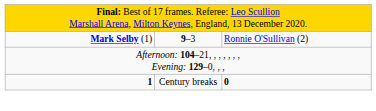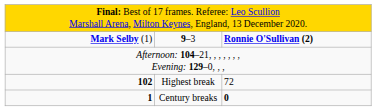(266, 39) normal -> (269, 39) bold
+ row: (145, 82)
